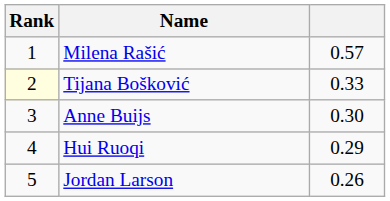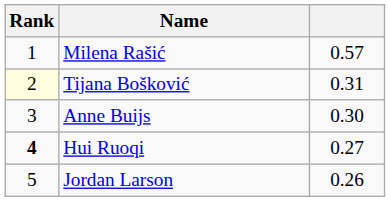(347, 84) 0.33 -> (347, 84) 0.31
(32, 147) normal -> (32, 147) bold
(347, 147) 0.29 -> (347, 147) 0.27
